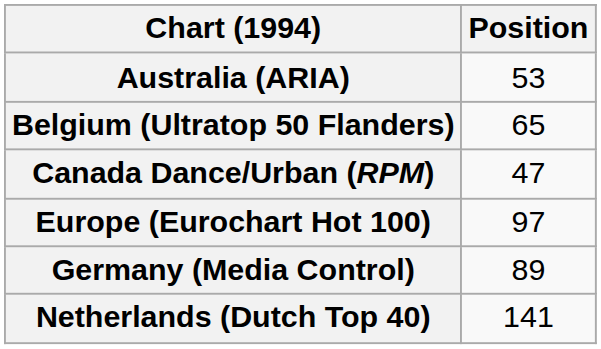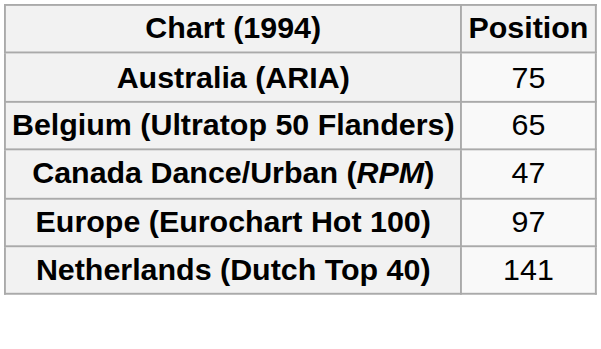(528, 76) 53 -> (528, 76) 75
- row: (233, 269)
